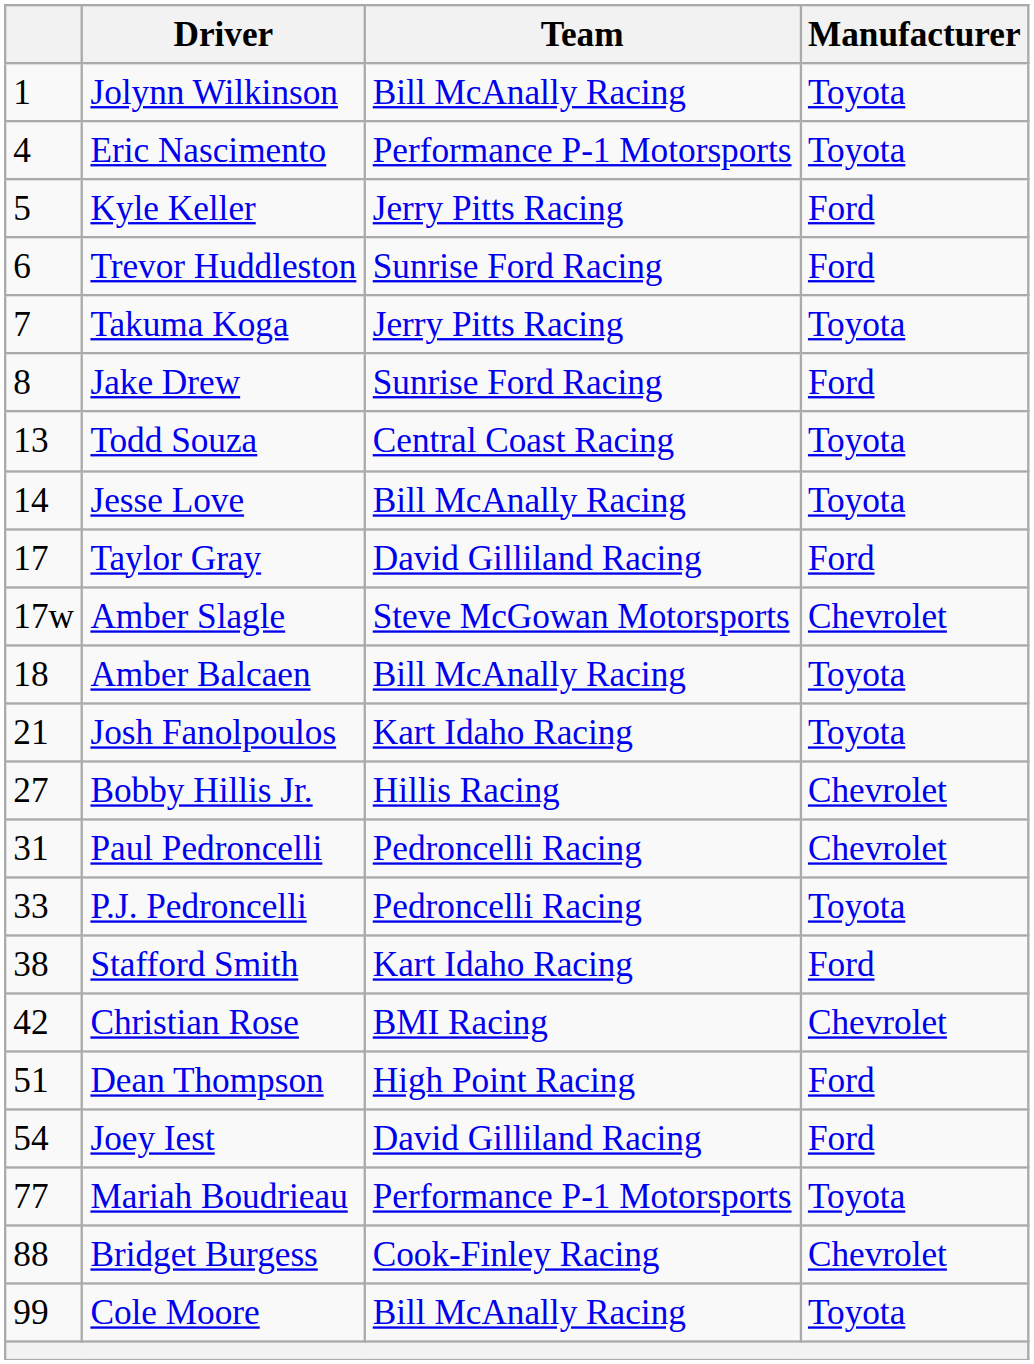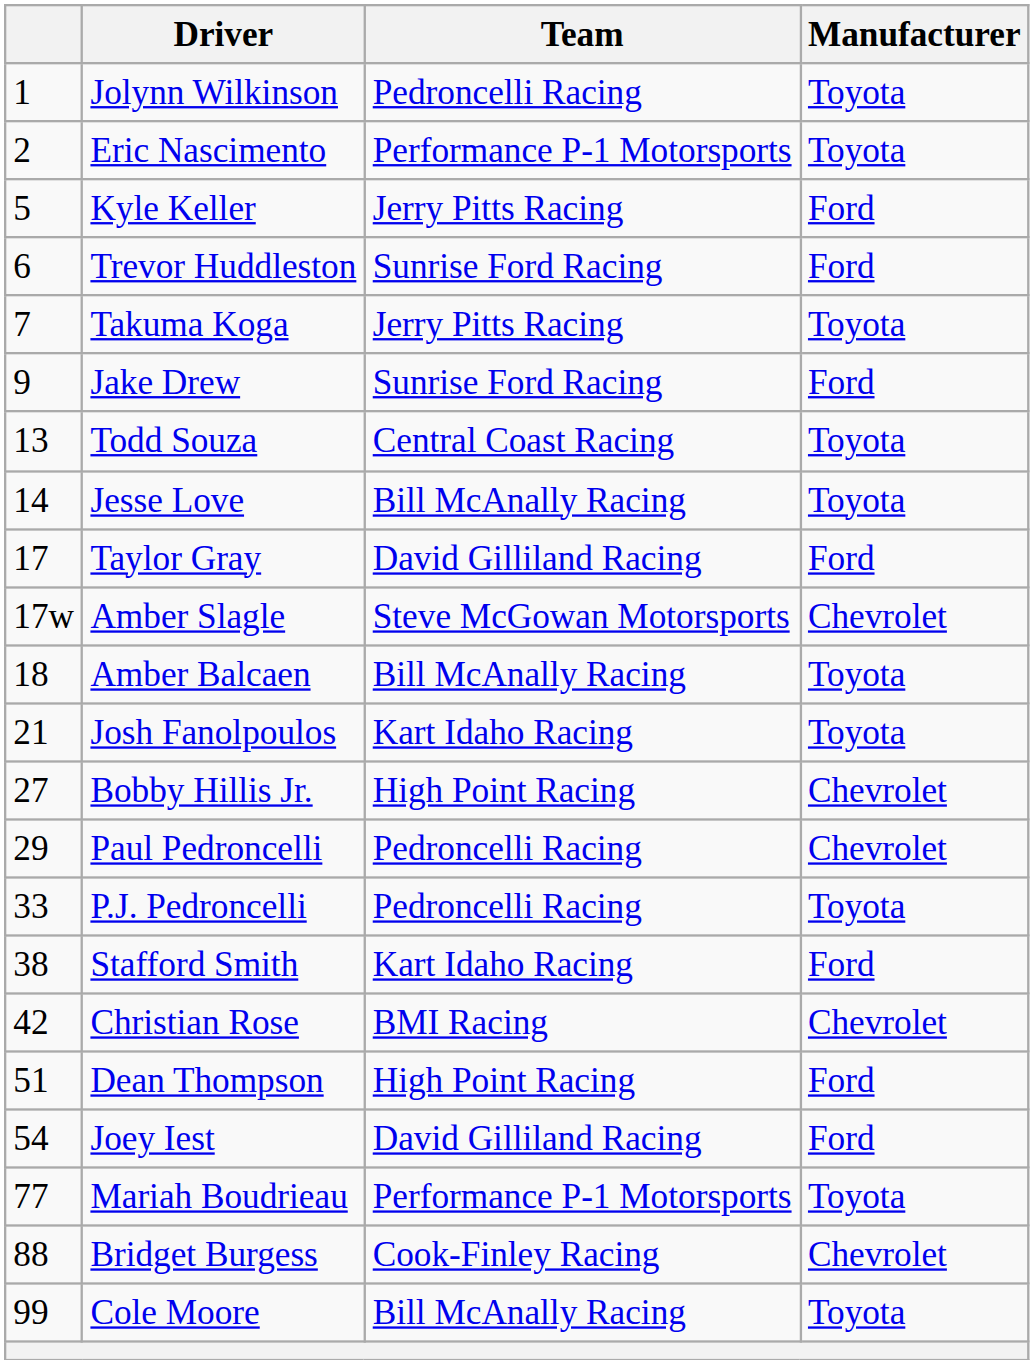(529, 91) Bill McAnally Racing -> (507, 91) Pedroncelli Racing
(22, 150) 4 -> (22, 150) 2
(22, 382) 8 -> (22, 382) 9
(466, 789) Hillis Racing -> (504, 789) High Point Racing
(31, 847) 31 -> (31, 847) 29
